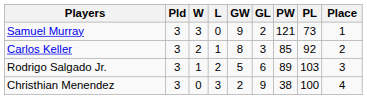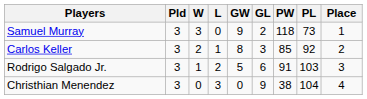(285, 31) 121 -> (285, 31) 118
(285, 67) 89 -> (285, 67) 91
(240, 85) 2 -> (240, 85) 0
(310, 85) 100 -> (309, 85) 104
